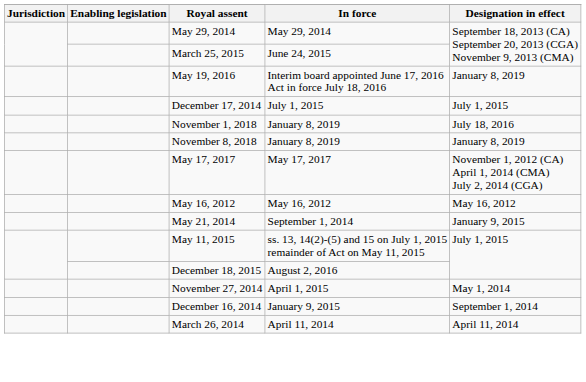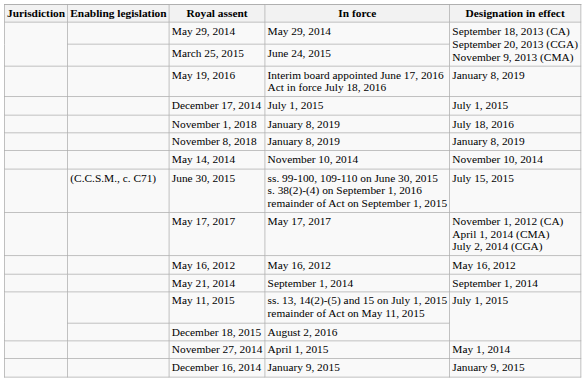+ row: (204, 159)
+ row: (204, 177)
(488, 221) January 9, 2015 -> (495, 283) September 1, 2014
(495, 306) September 1, 2014 -> (488, 367) January 9, 2015
- row: (208, 324)
